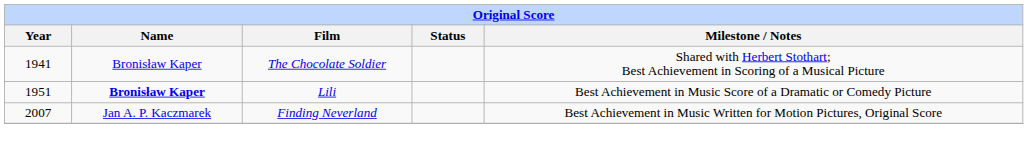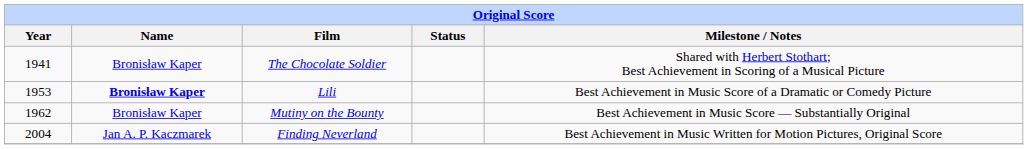(38, 92) 1951 -> (38, 92) 1953
+ row: (327, 112)
(38, 112) 2007 -> (38, 133) 2004
